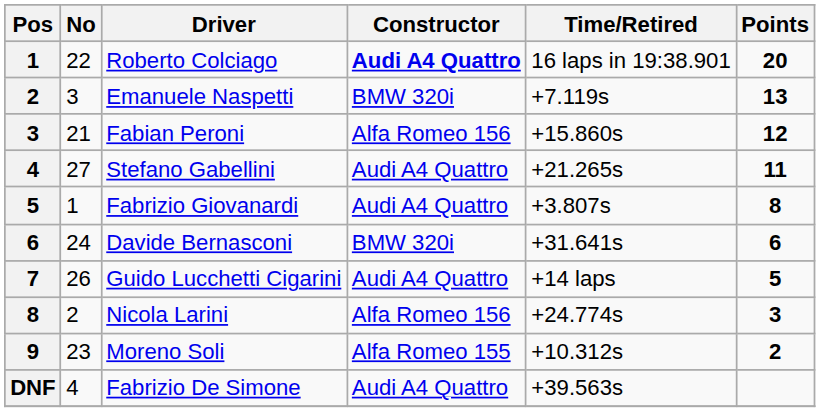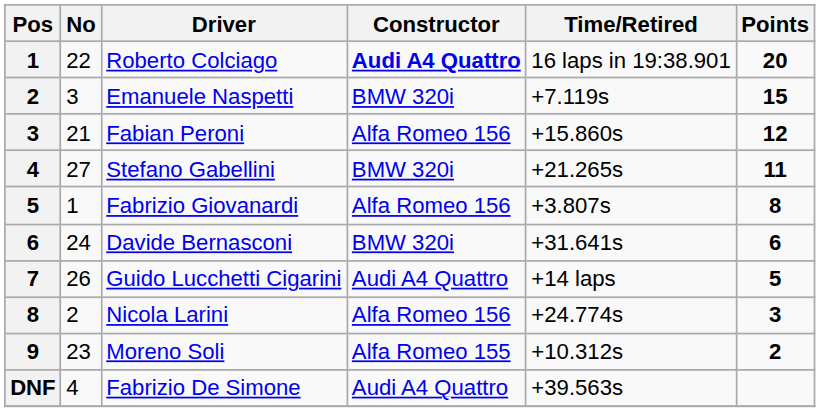(775, 96) 13 -> (775, 96) 15
(430, 169) Audi A4 Quattro -> (403, 169) BMW 320i
(430, 205) Audi A4 Quattro -> (431, 205) Alfa Romeo 156
